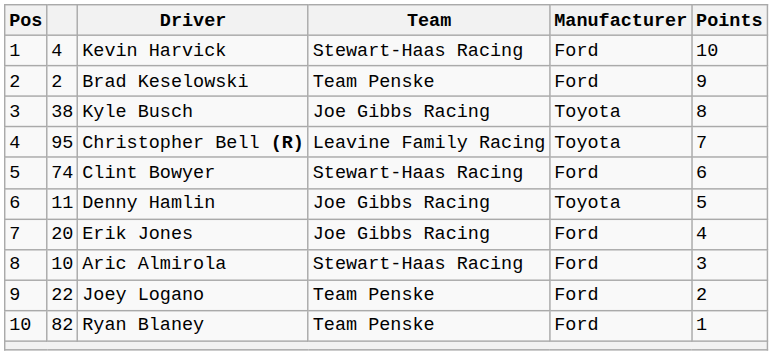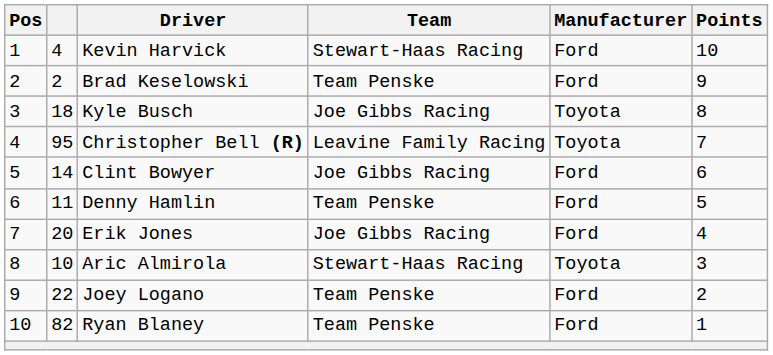(62, 112) 38 -> (62, 112) 18
(62, 173) 74 -> (62, 173) 14
(418, 173) Stewart-Haas Racing -> (401, 173) Joe Gibbs Racing
(401, 203) Joe Gibbs Racing -> (374, 203) Team Penske
(588, 203) Toyota -> (576, 203) Ford
(576, 264) Ford -> (588, 264) Toyota
